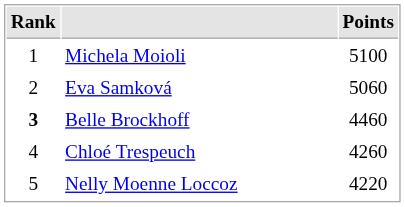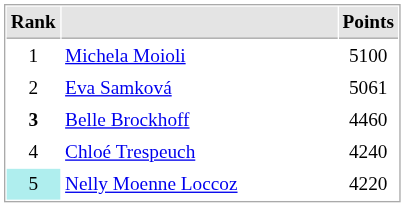(368, 87) 5060 -> (368, 87) 5061
(368, 151) 4260 -> (368, 151) 4240
(33, 184) no background -> (33, 184) paleturquoise background
